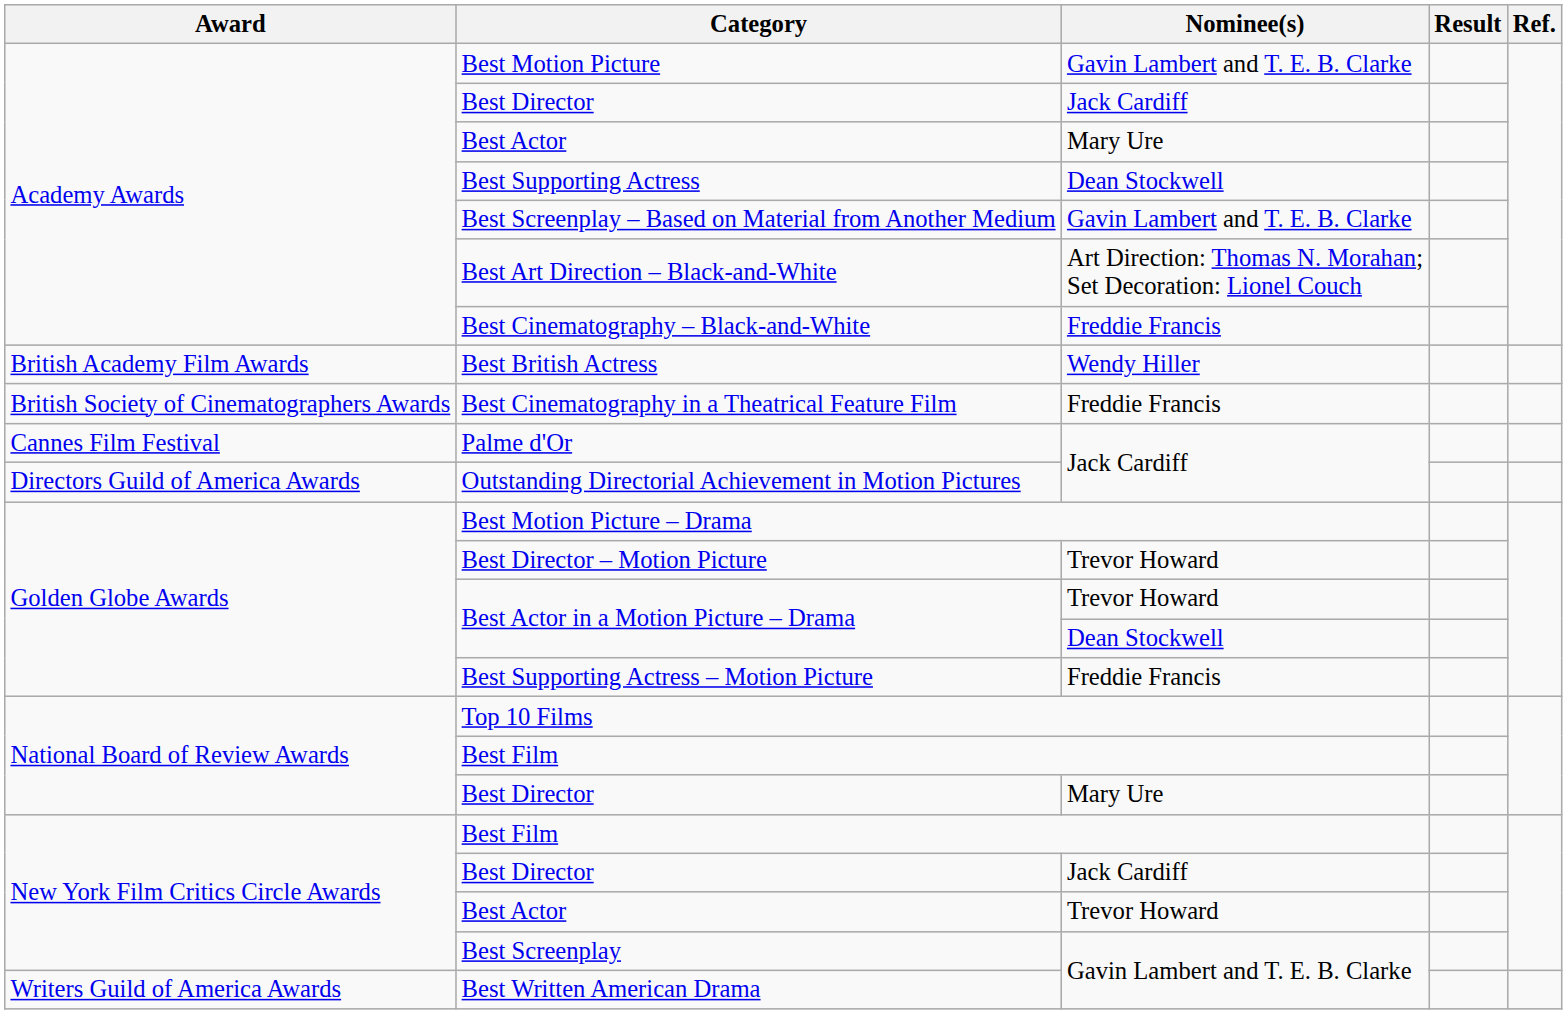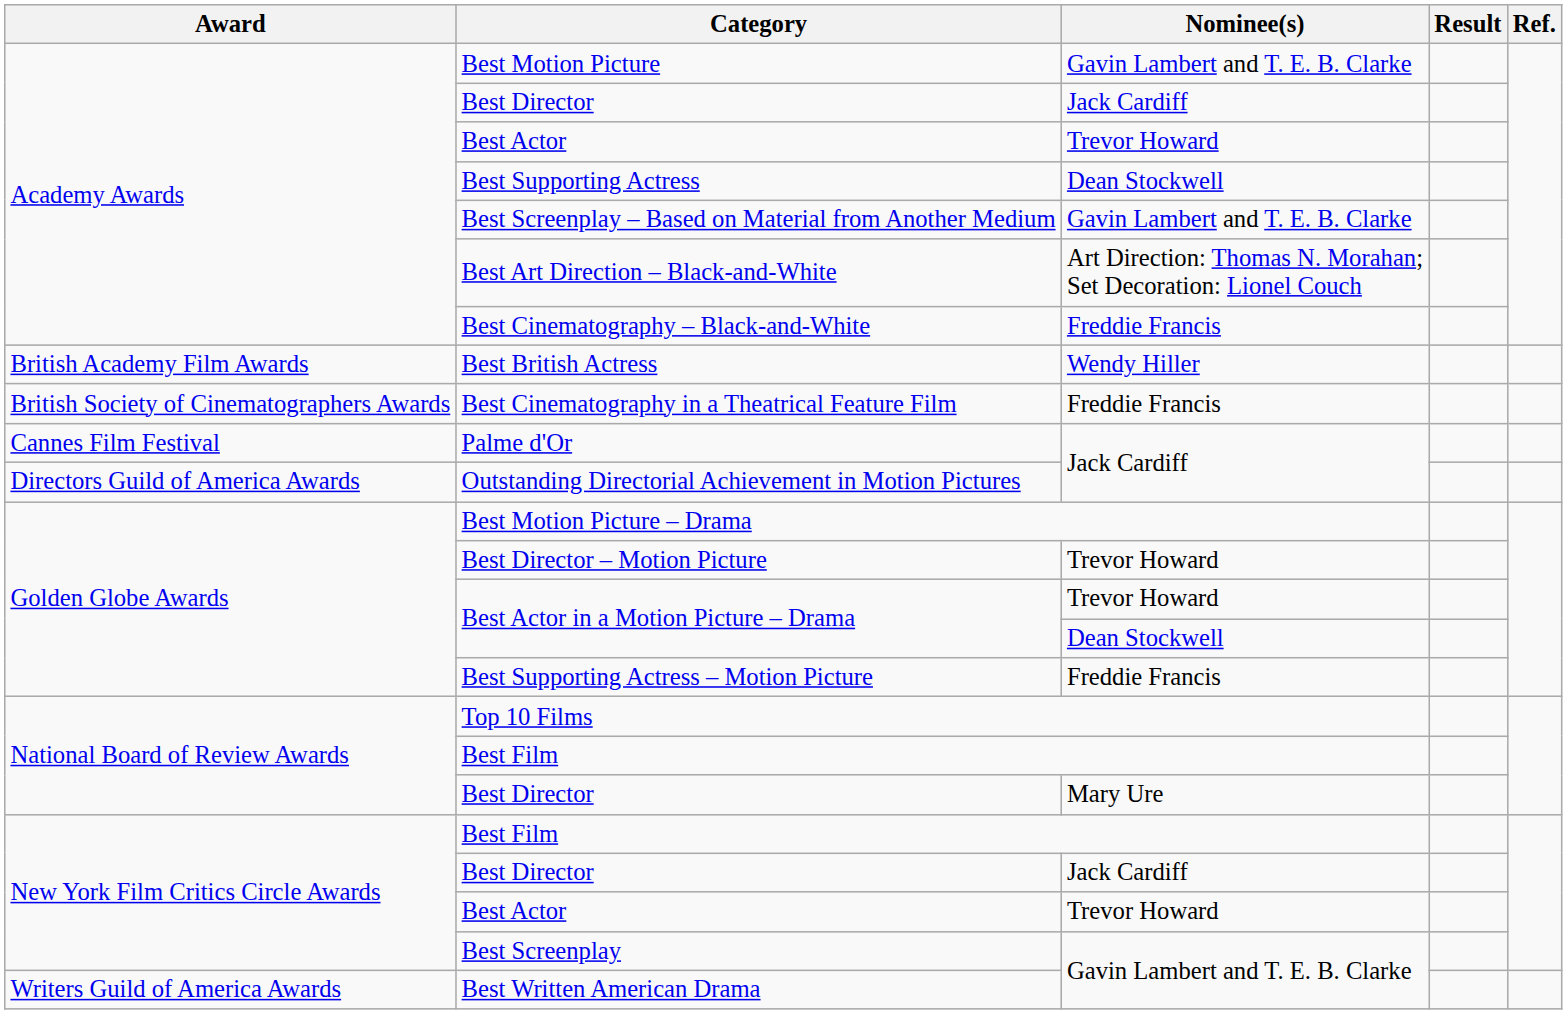(1115, 141) Mary Ure -> (1143, 141) Trevor Howard
